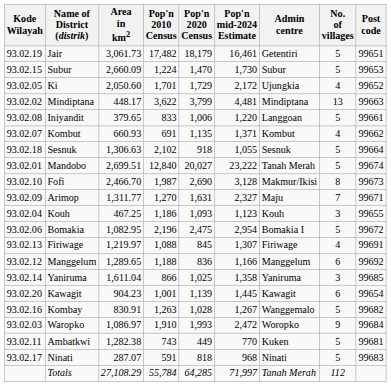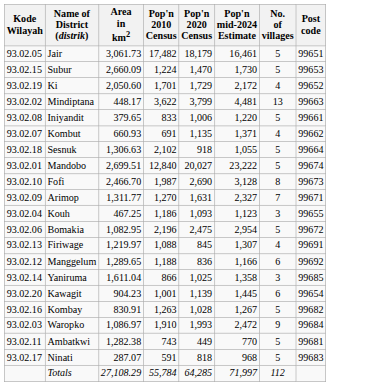- column: (289, 25)
(24, 53) 93.02.19 -> (24, 53) 93.02.05
(24, 85) 93.02.05 -> (24, 85) 93.02.19
